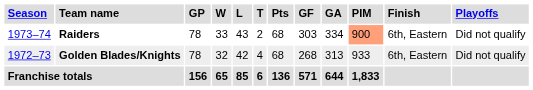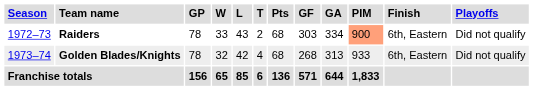(29, 34) 1973–74 -> (29, 34) 1972–73
(29, 55) 1972–73 -> (29, 55) 1973–74
